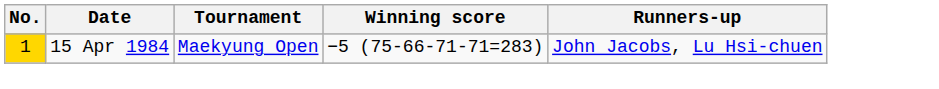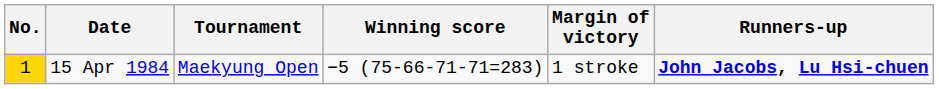+ column: (601, 30)
(687, 49) normal -> (793, 69) bold
